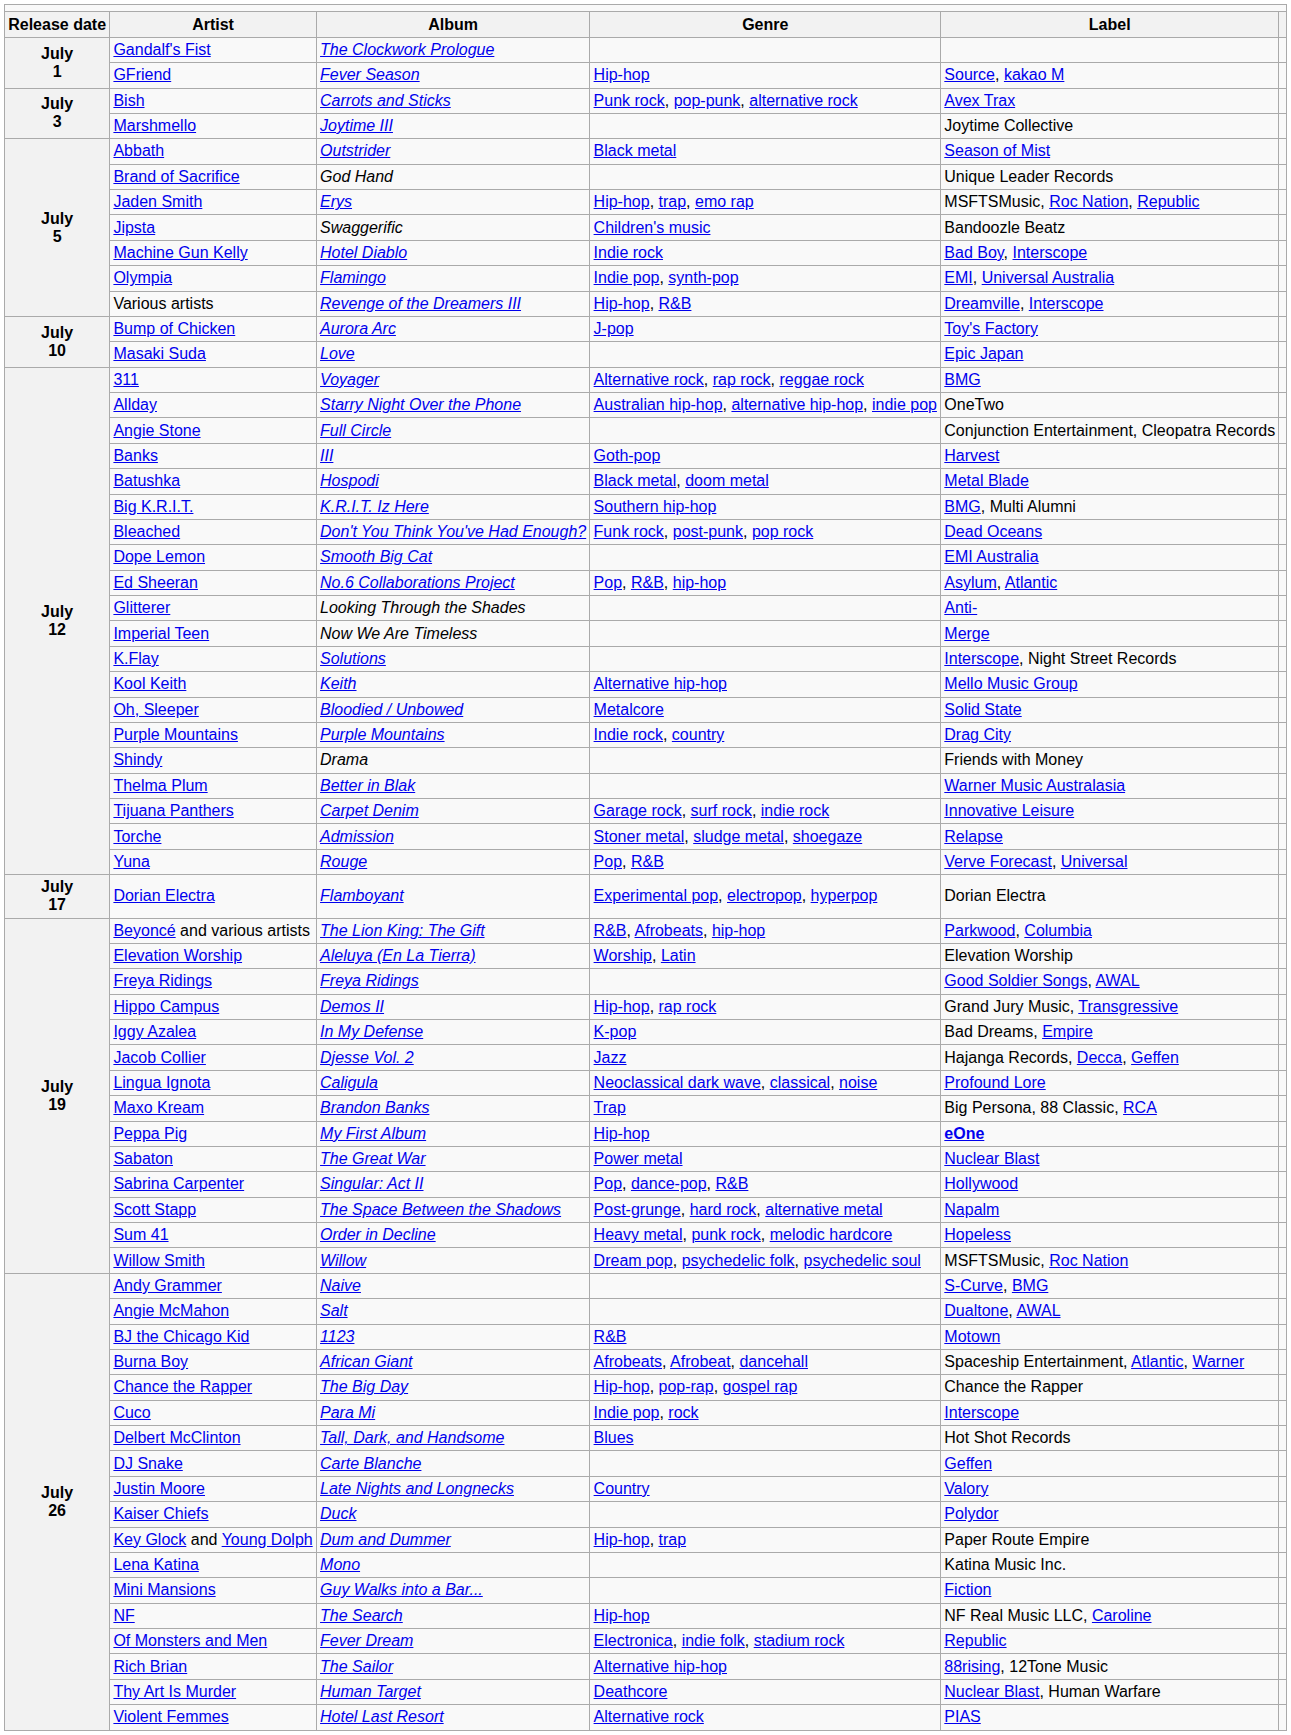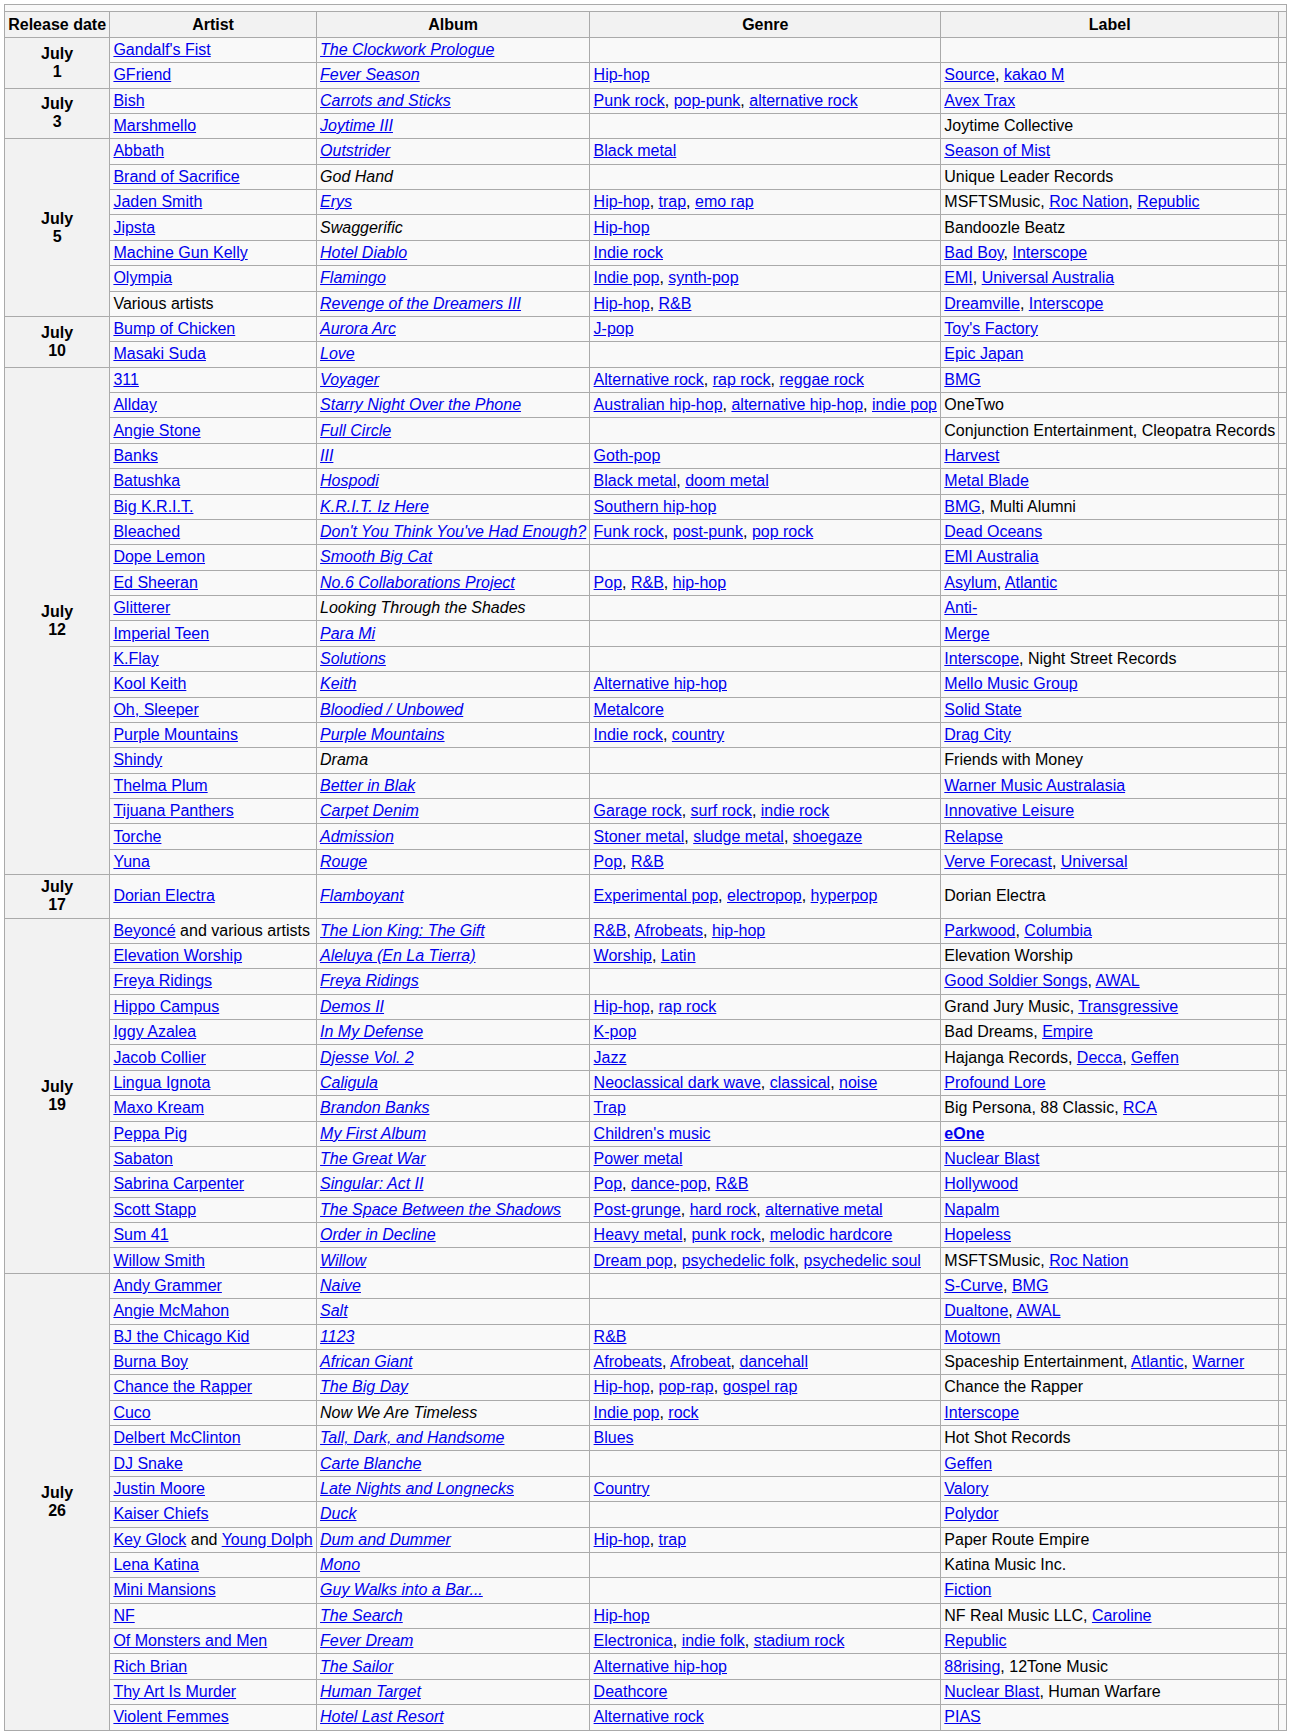(652, 227) Children's music -> (622, 227) Hip-hop
(399, 633) Now We Are Timeless -> (348, 633) Para Mi
(622, 1133) Hip-hop -> (652, 1133) Children's music
(348, 1412) Para Mi -> (399, 1412) Now We Are Timeless
